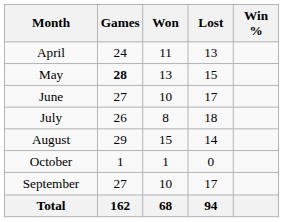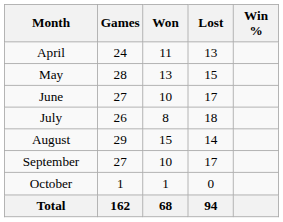(120, 74) bold -> (120, 74) normal
rows swapped: (51, 183) <-> (51, 162)
